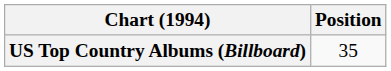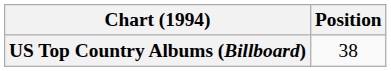(348, 50) 35 -> (348, 50) 38
